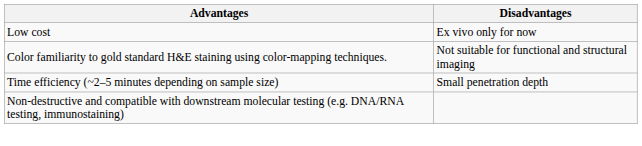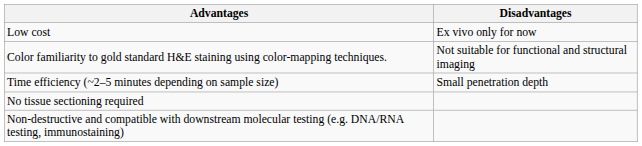+ row: (75, 100)
